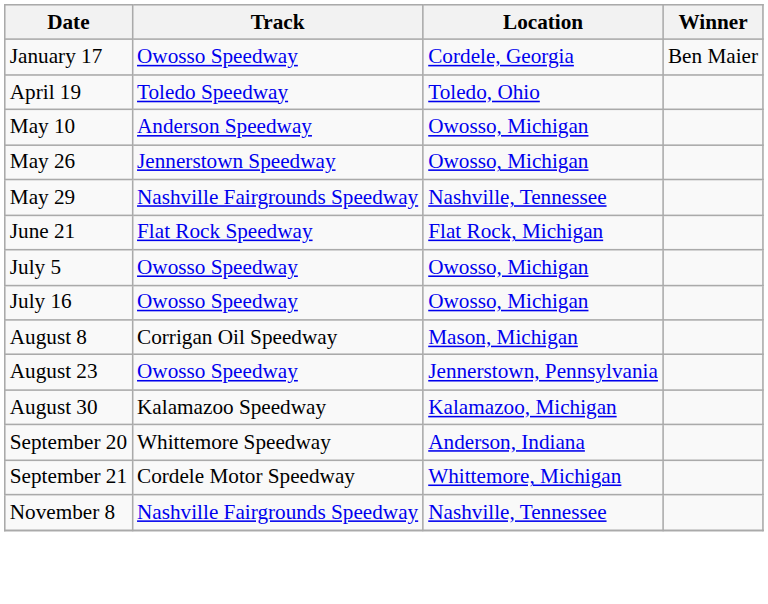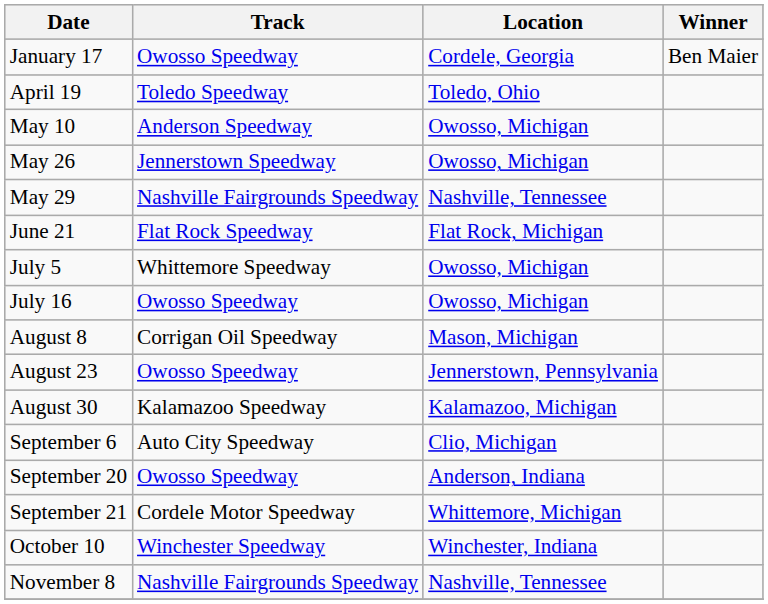(217, 266) Owosso Speedway -> (234, 266) Whittemore Speedway
+ row: (63, 441)
(234, 441) Whittemore Speedway -> (217, 476) Owosso Speedway
+ row: (57, 546)
